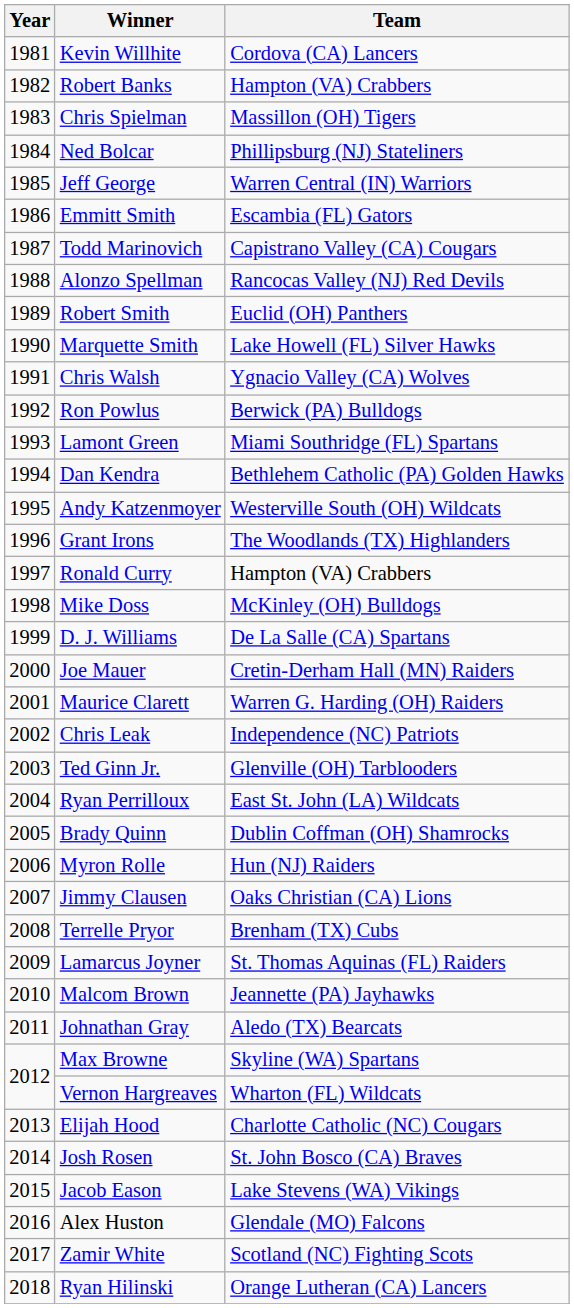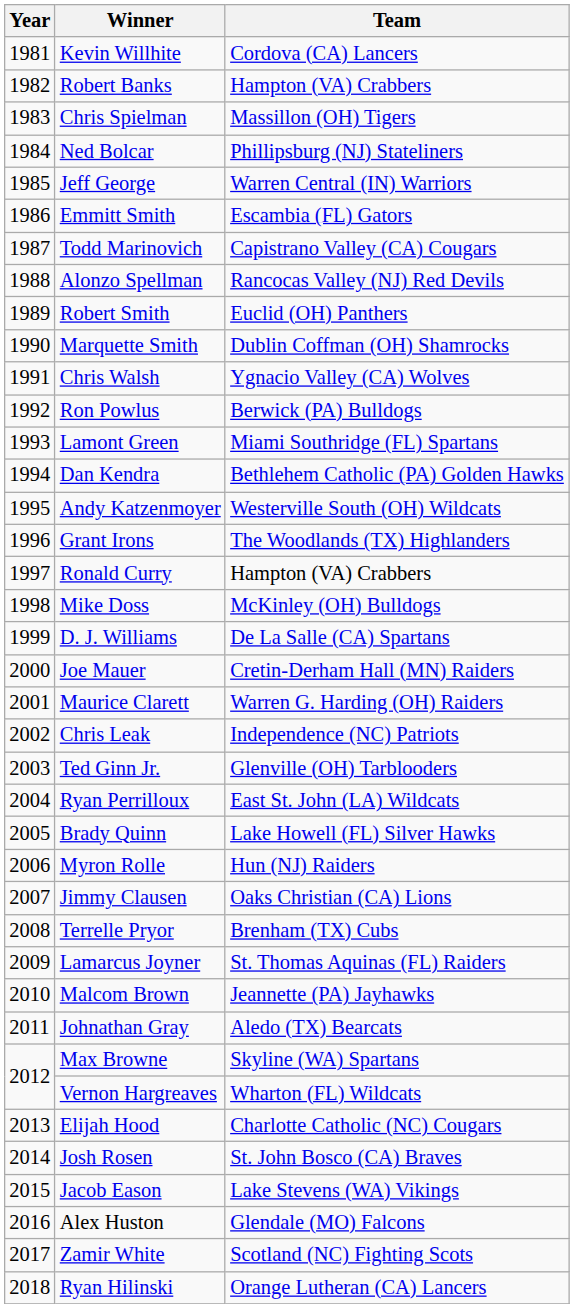(363, 345) Lake Howell (FL) Silver Hawks -> (370, 345) Dublin Coffman (OH) Shamrocks
(370, 832) Dublin Coffman (OH) Shamrocks -> (363, 832) Lake Howell (FL) Silver Hawks
